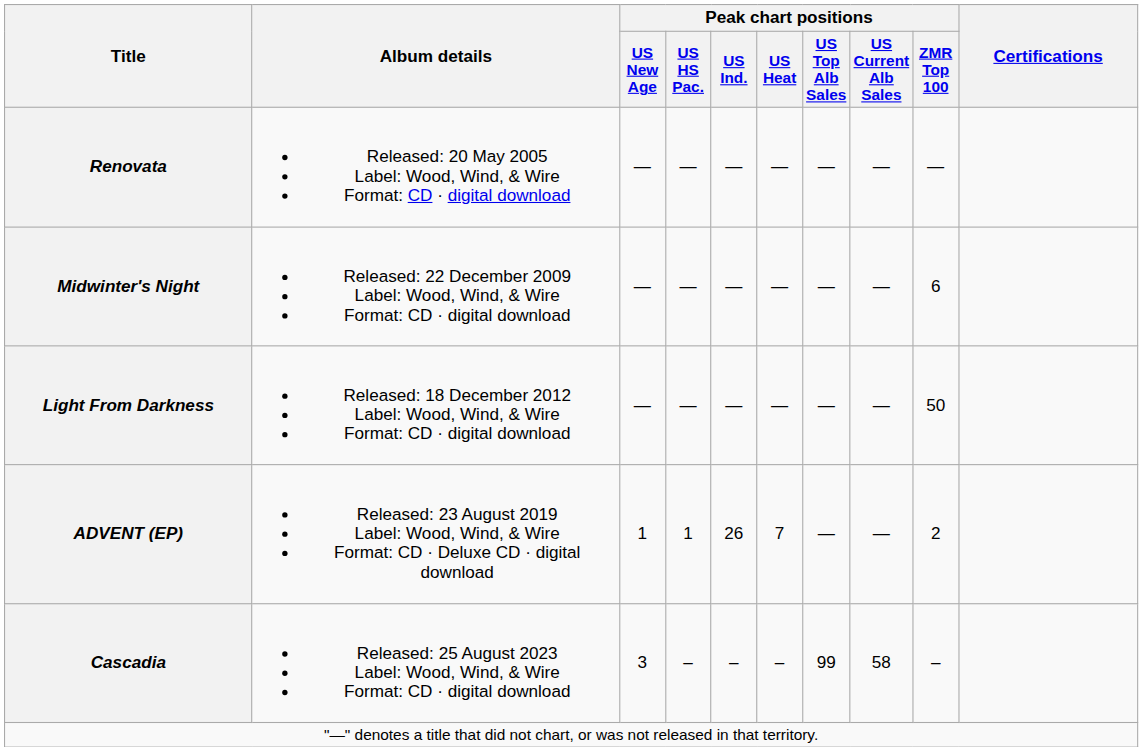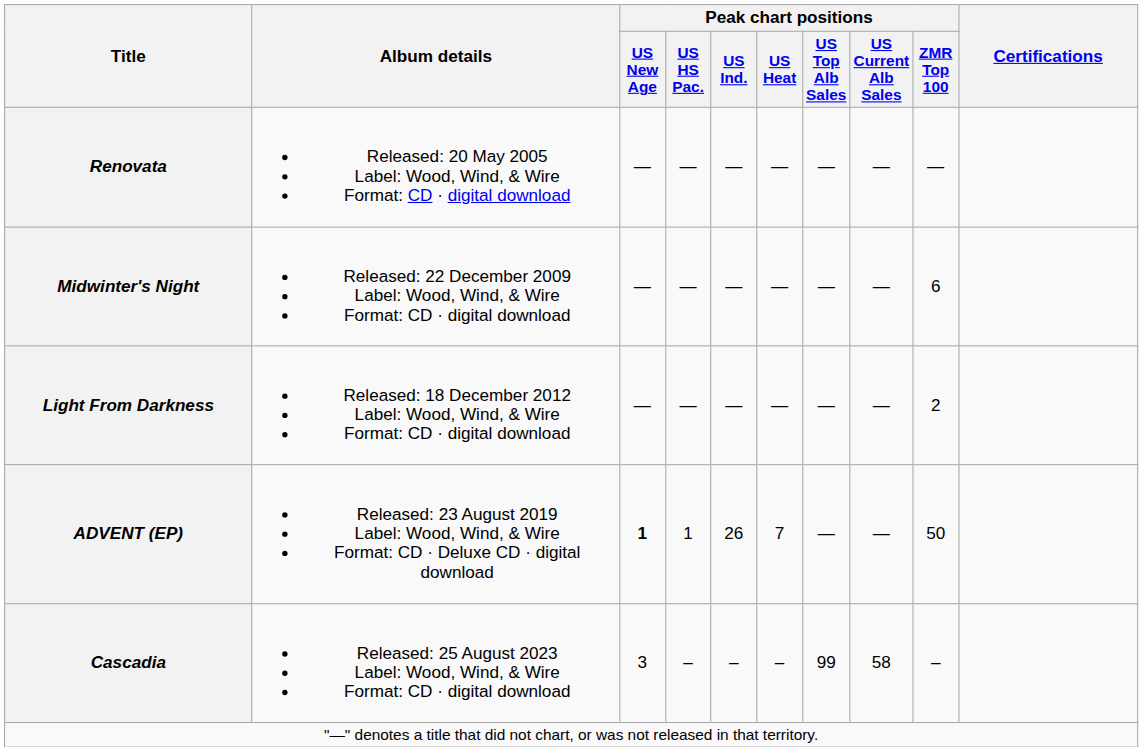(936, 405) 50 -> (936, 405) 2
(642, 534) normal -> (642, 534) bold
(936, 534) 2 -> (936, 534) 50
